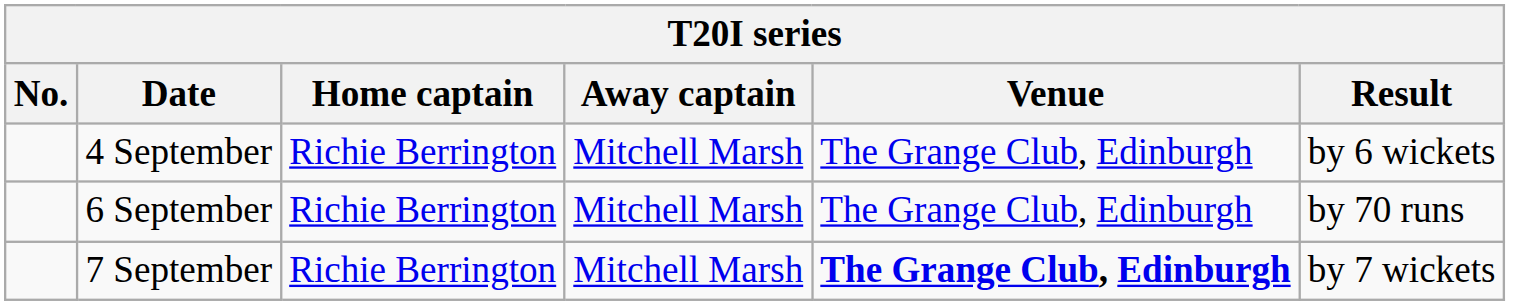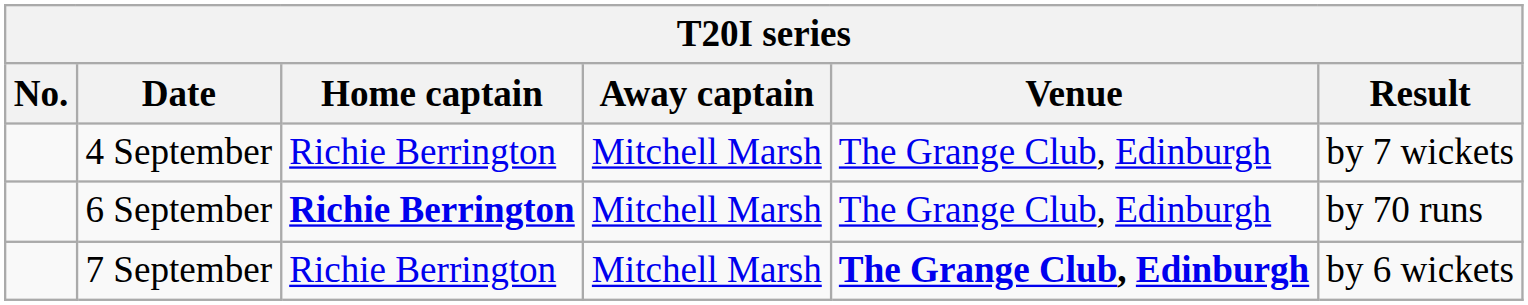(1402, 151) by 6 wickets -> (1420, 151) by 7 wickets
(423, 210) normal -> (432, 210) bold
(1402, 269) by 7 wickets -> (1420, 269) by 6 wickets
